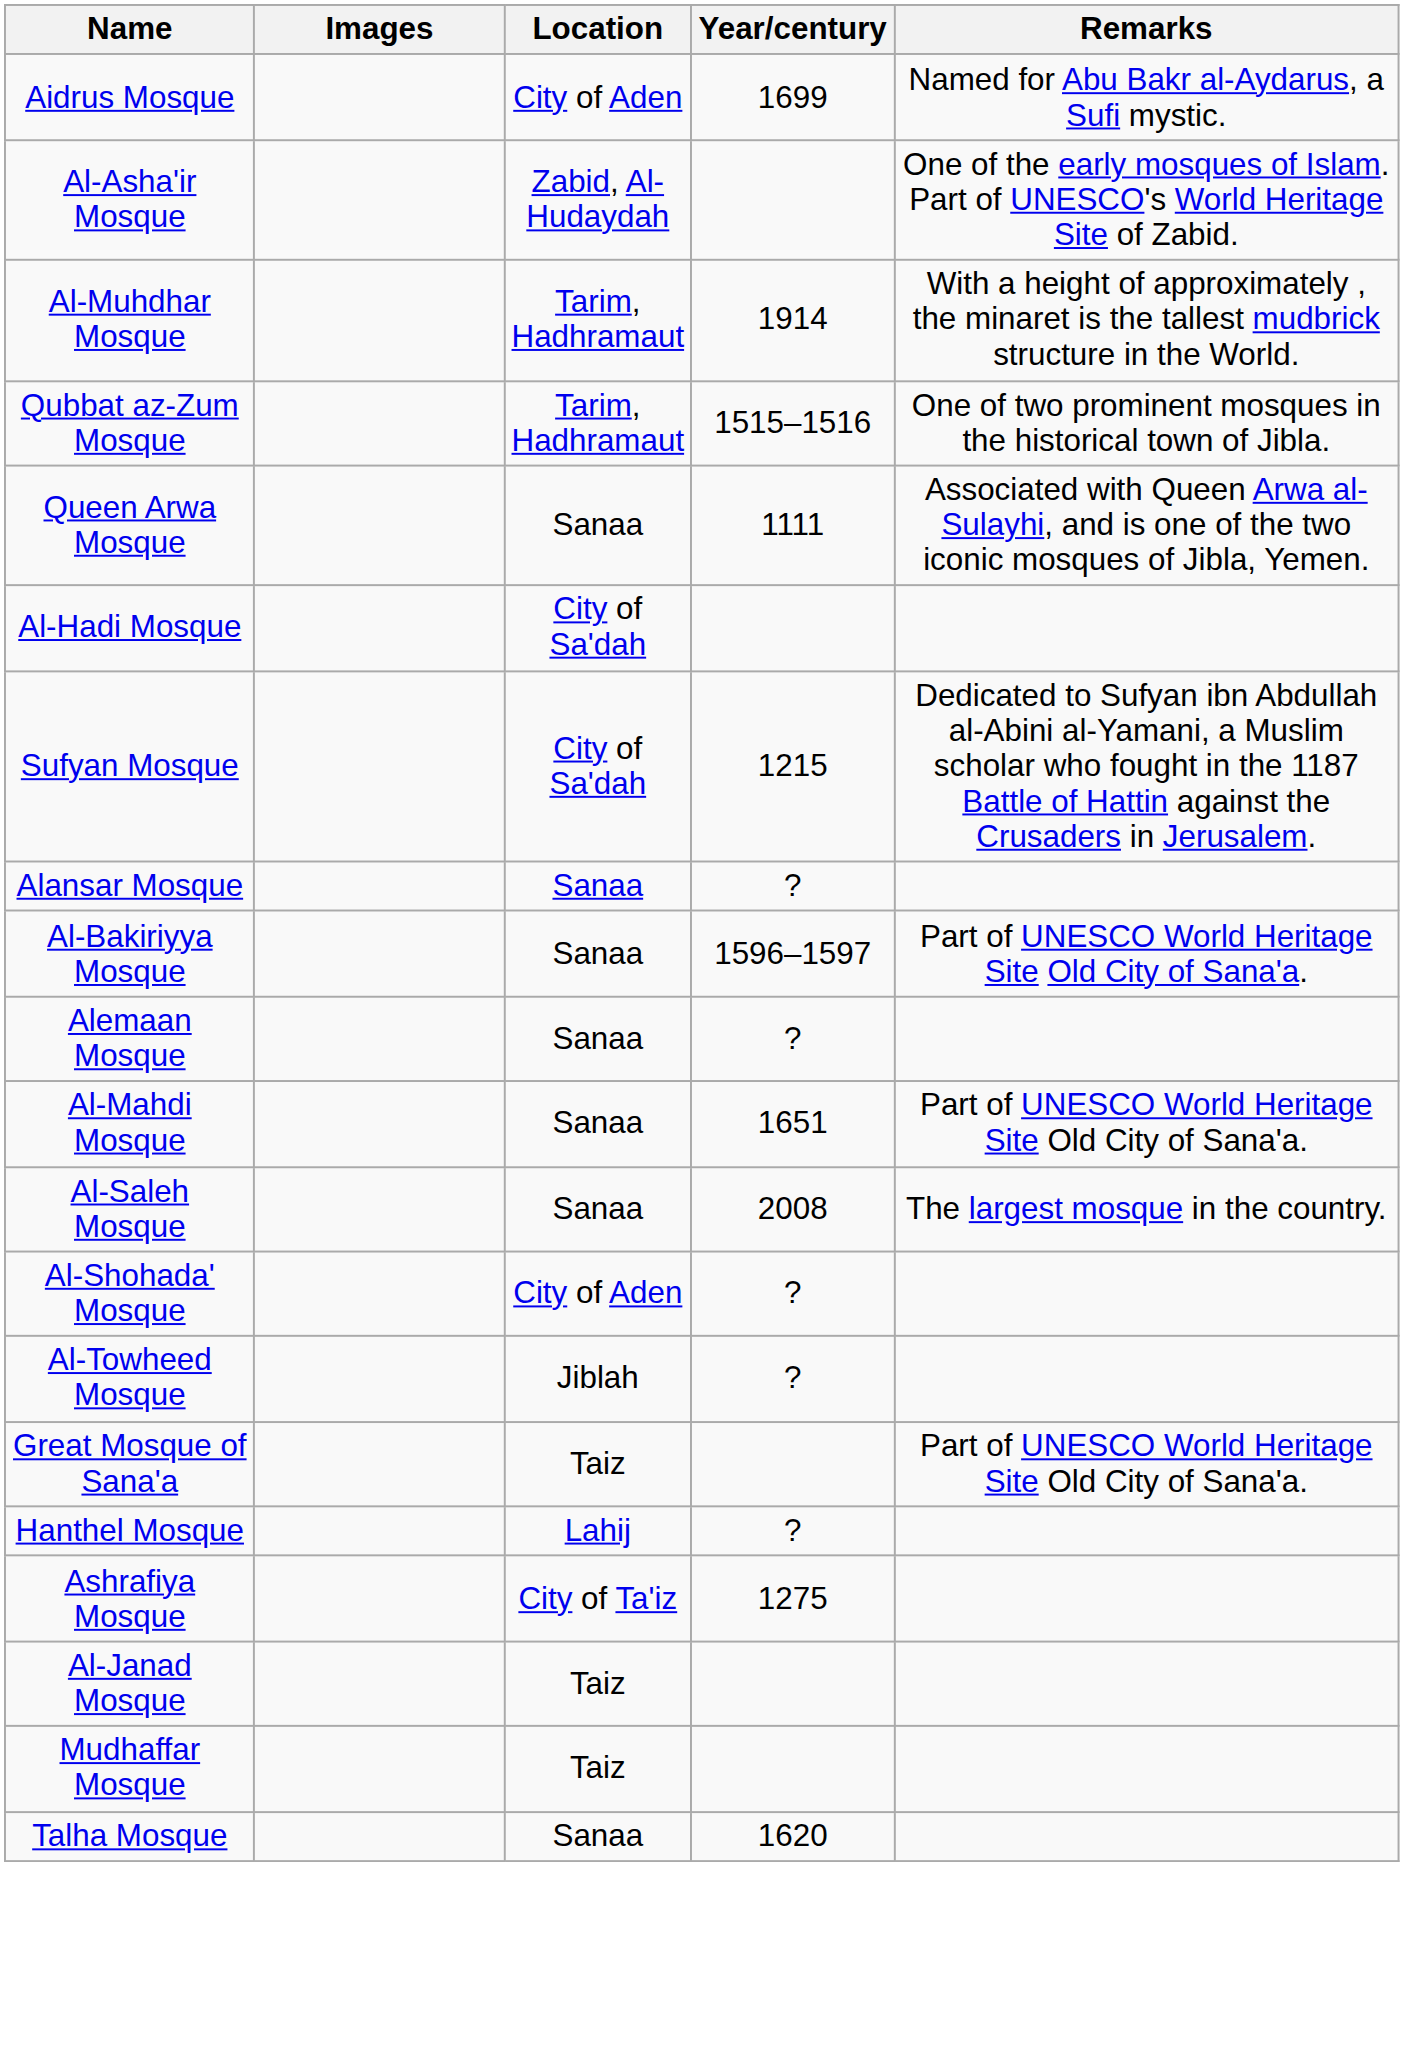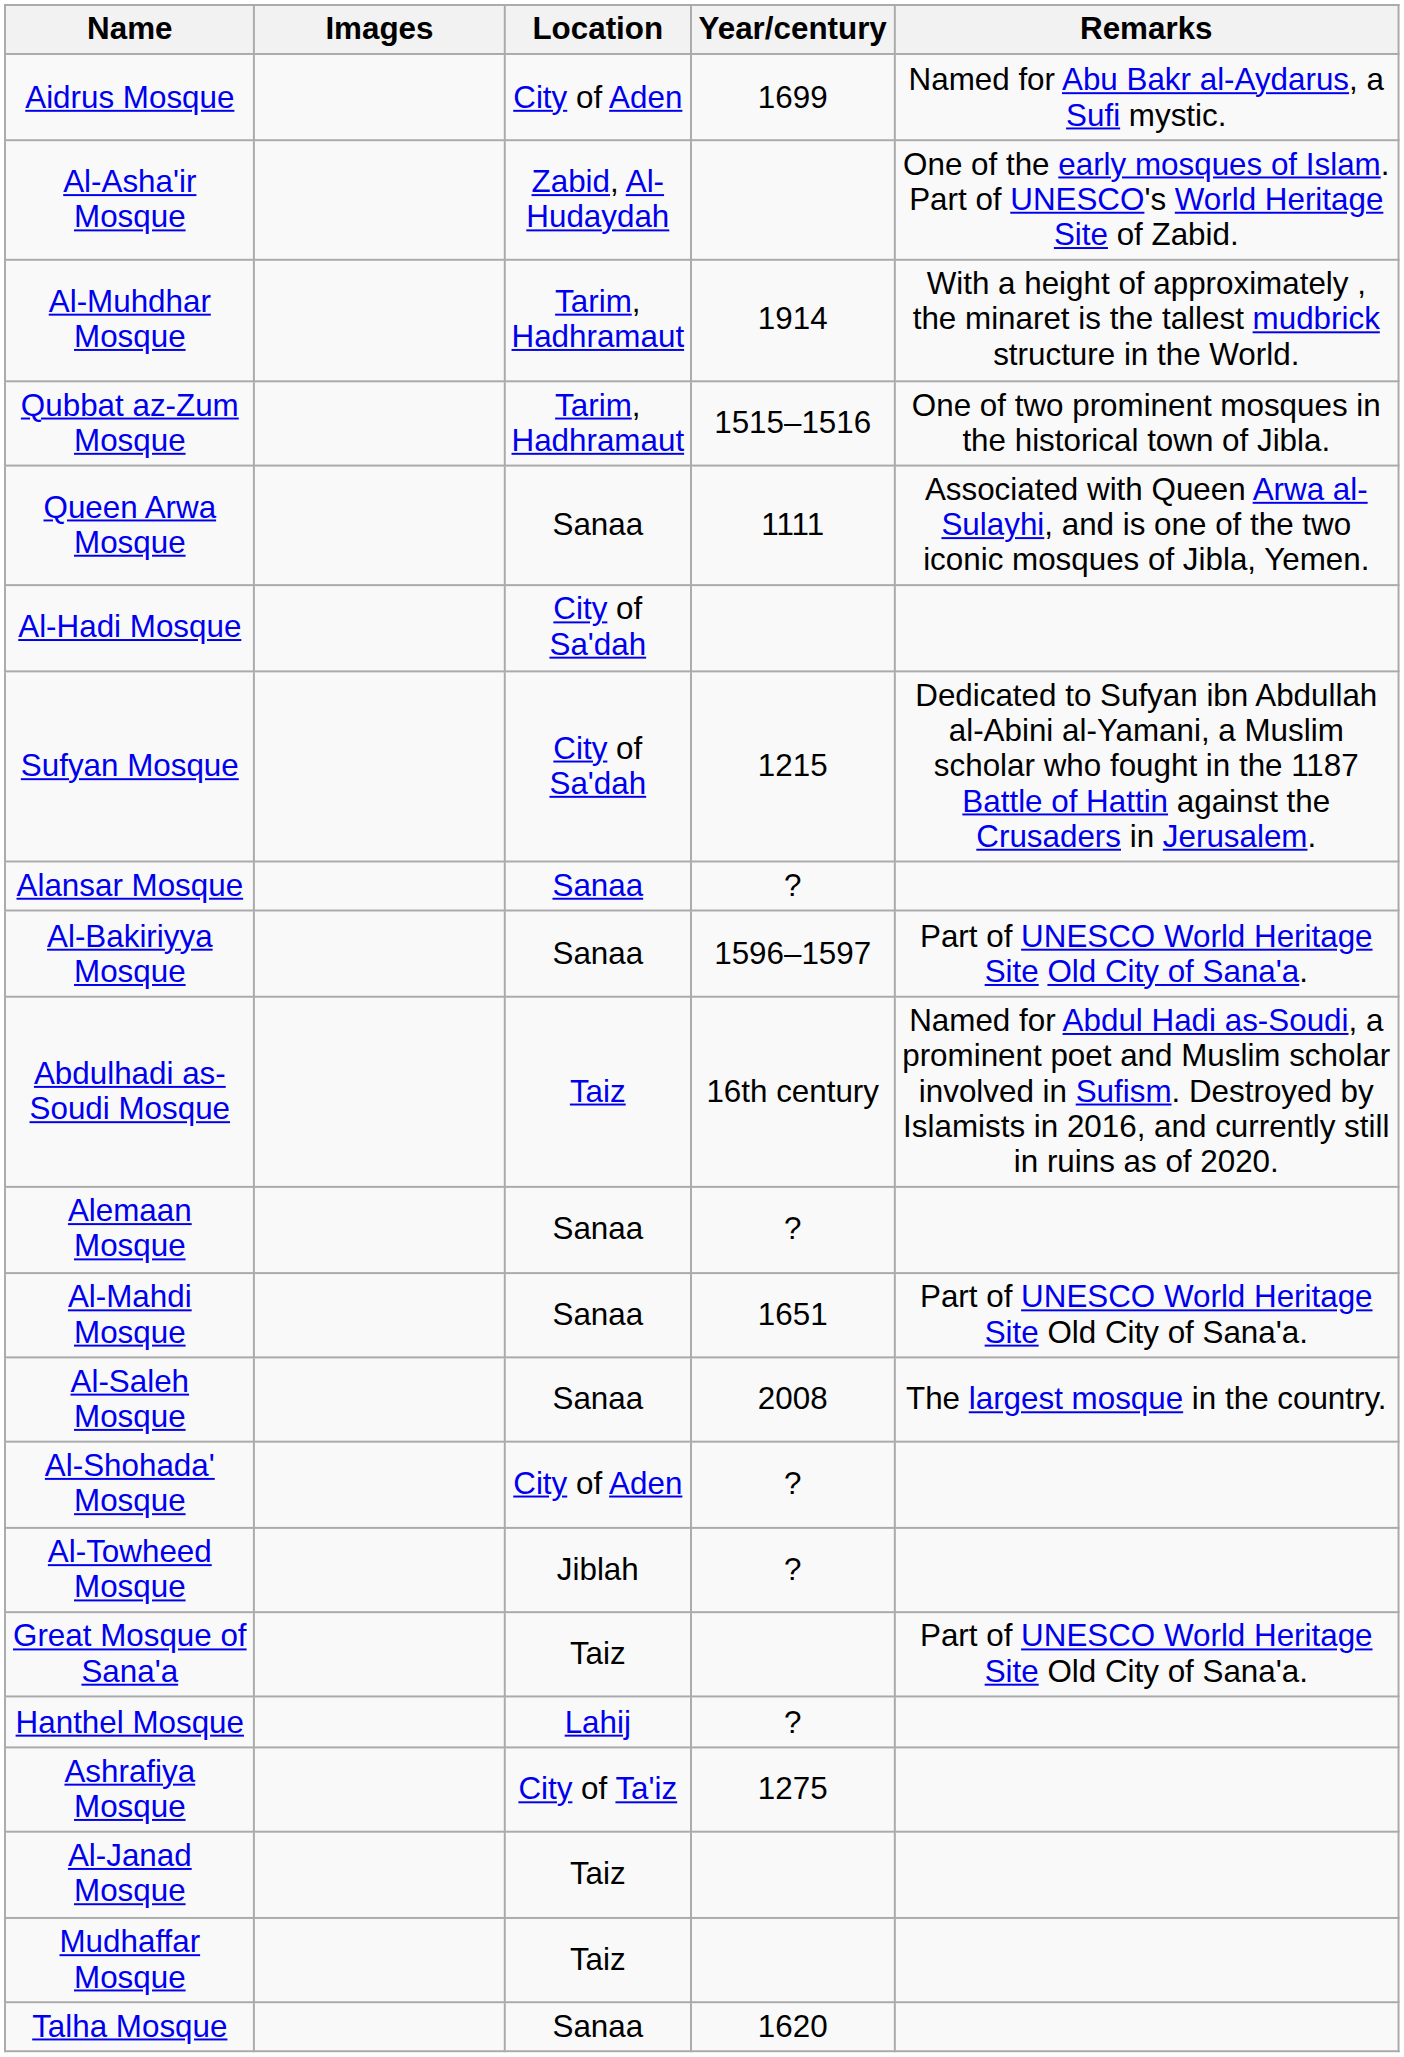+ row: (130, 1091)
